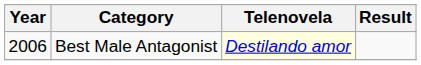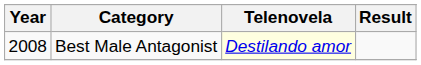(28, 45) 2006 -> (28, 45) 2008
